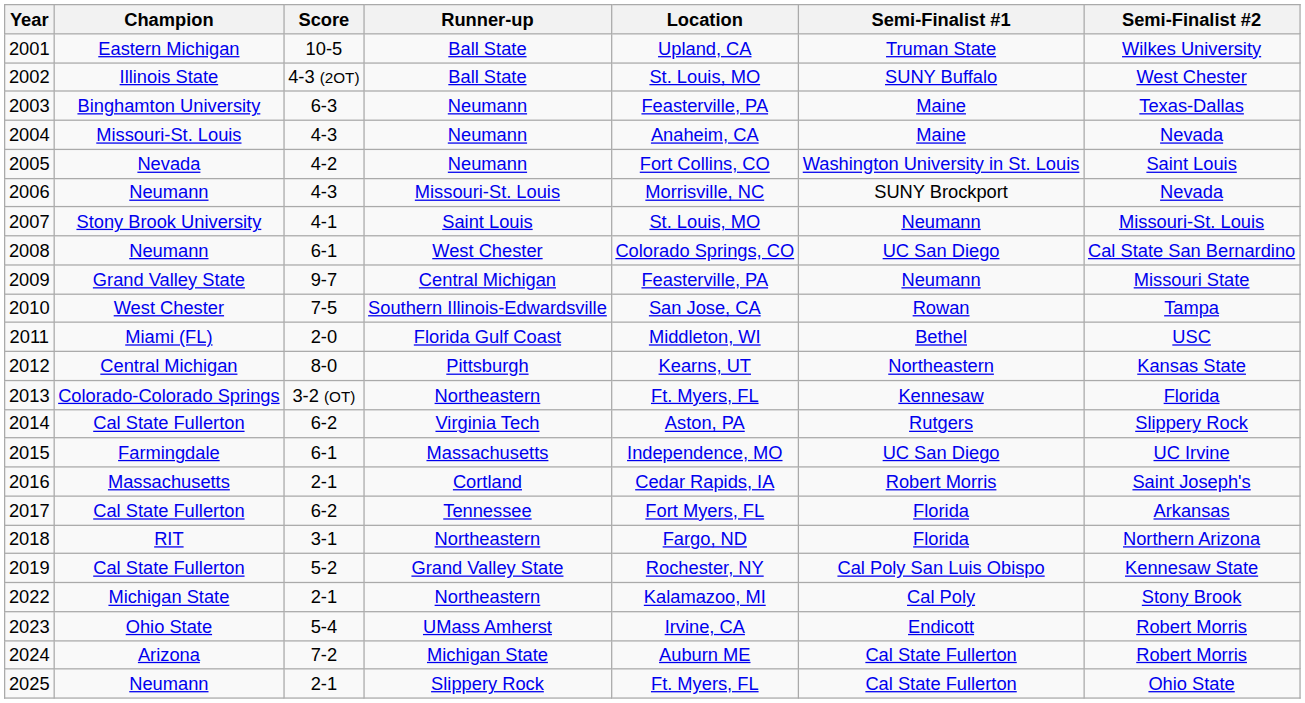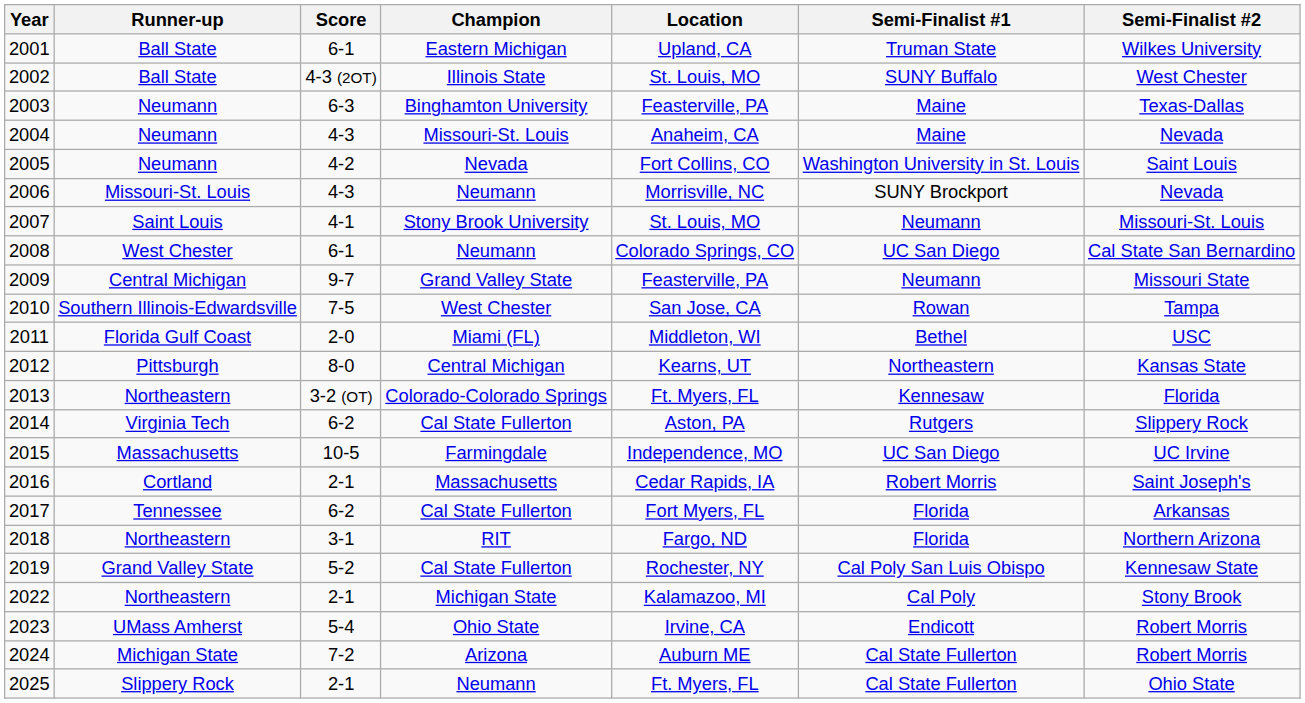columns swapped: (169, 19) <-> (487, 19)
(324, 48) 10-5 -> (341, 48) 6-1
(324, 453) 6-1 -> (341, 453) 10-5
